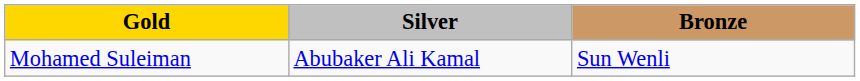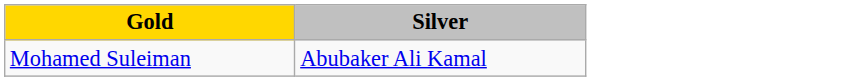- column: (713, 22)
